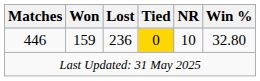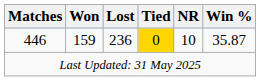(229, 40) 32.80 -> (229, 40) 35.87
